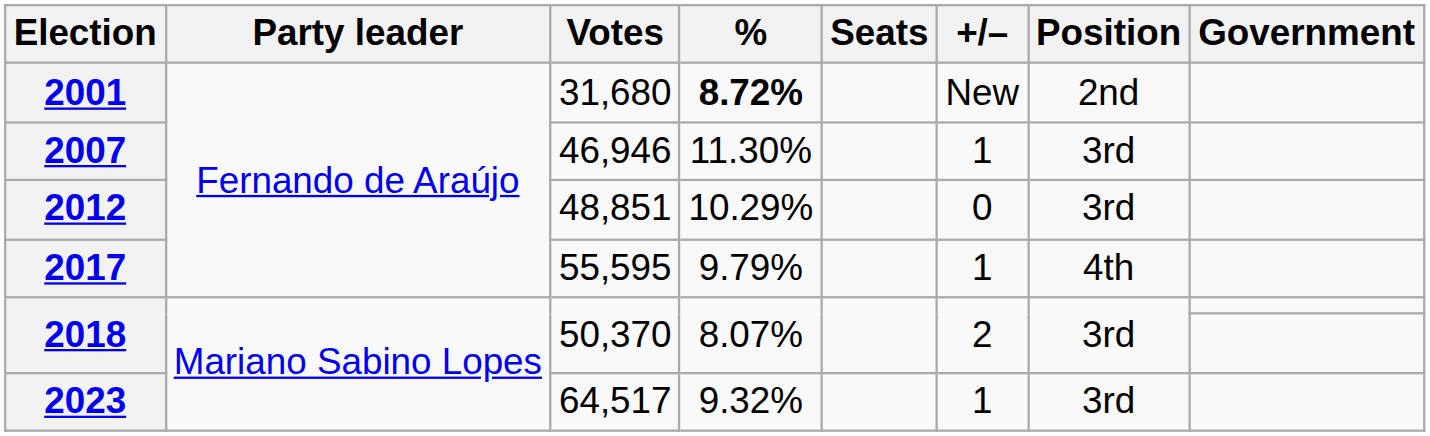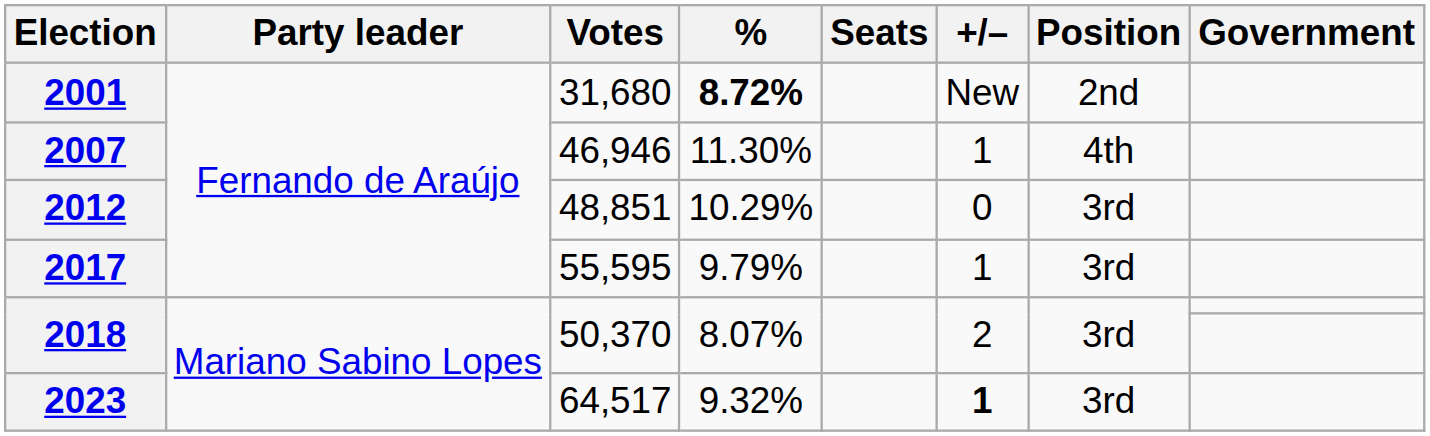(1109, 150) 3rd -> (1109, 150) 4th
(1109, 267) 4th -> (1109, 267) 3rd
(982, 400) normal -> (982, 400) bold
